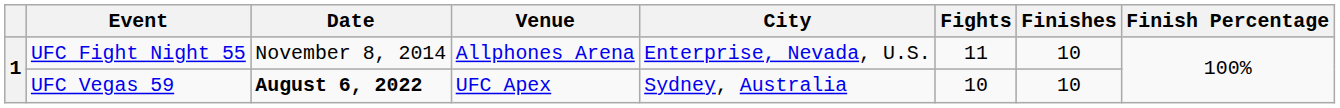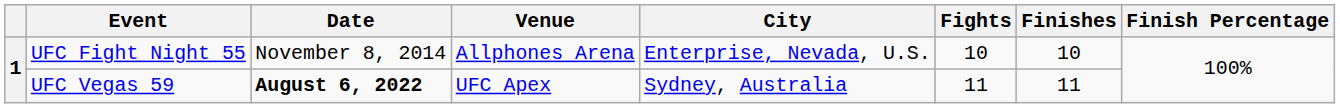(976, 53) 11 -> (976, 53) 10
(976, 86) 10 -> (976, 86) 11
(1069, 86) 10 -> (1069, 86) 11
